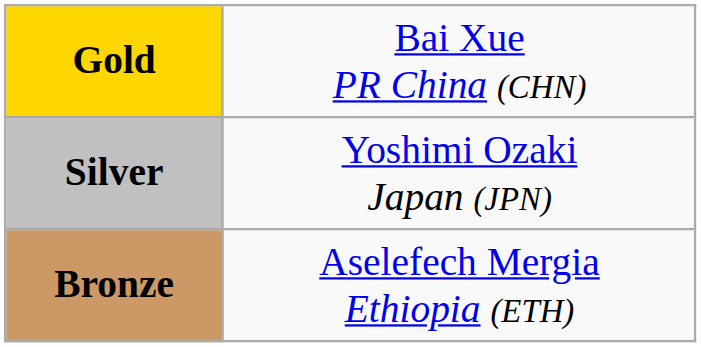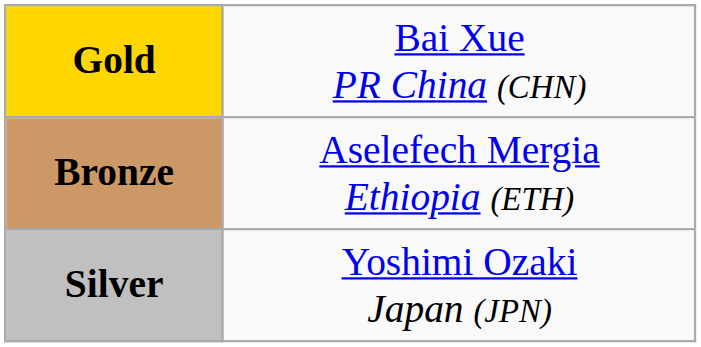rows swapped: (114, 172) <-> (114, 284)
